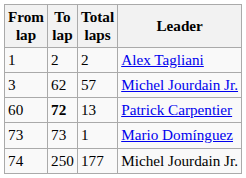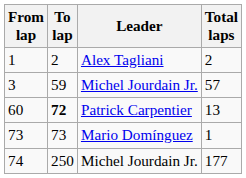columns swapped: (98, 26) <-> (180, 26)
(59, 85) 62 -> (59, 85) 59
